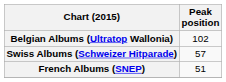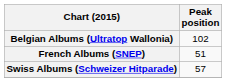rows swapped: (92, 69) <-> (92, 54)
